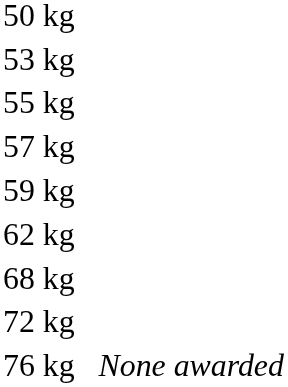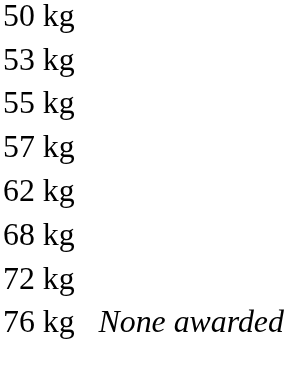- row: (39, 190)
